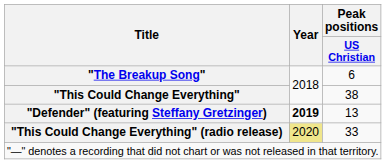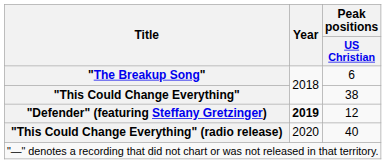(352, 113) 13 -> (352, 113) 12
(306, 132) khaki background -> (306, 132) no background
(352, 132) 33 -> (352, 132) 40
